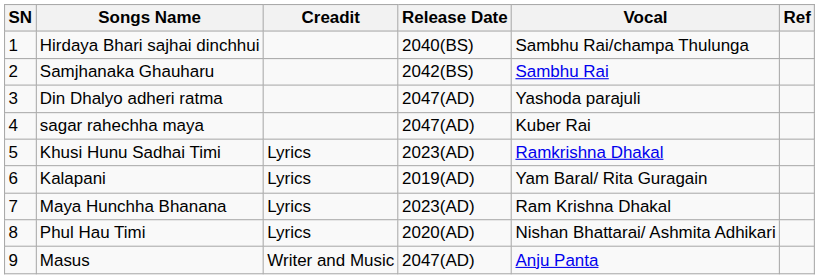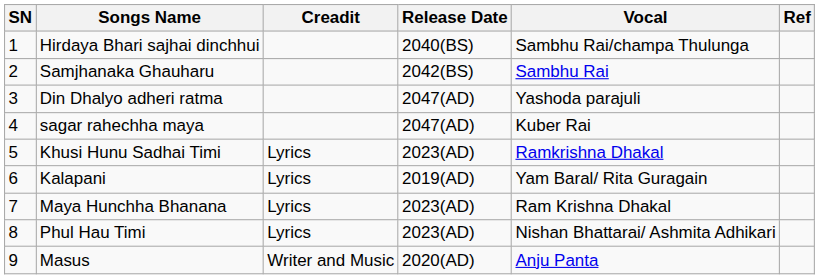(438, 233) 2020(AD) -> (438, 233) 2023(AD)
(438, 260) 2047(AD) -> (438, 260) 2020(AD)
